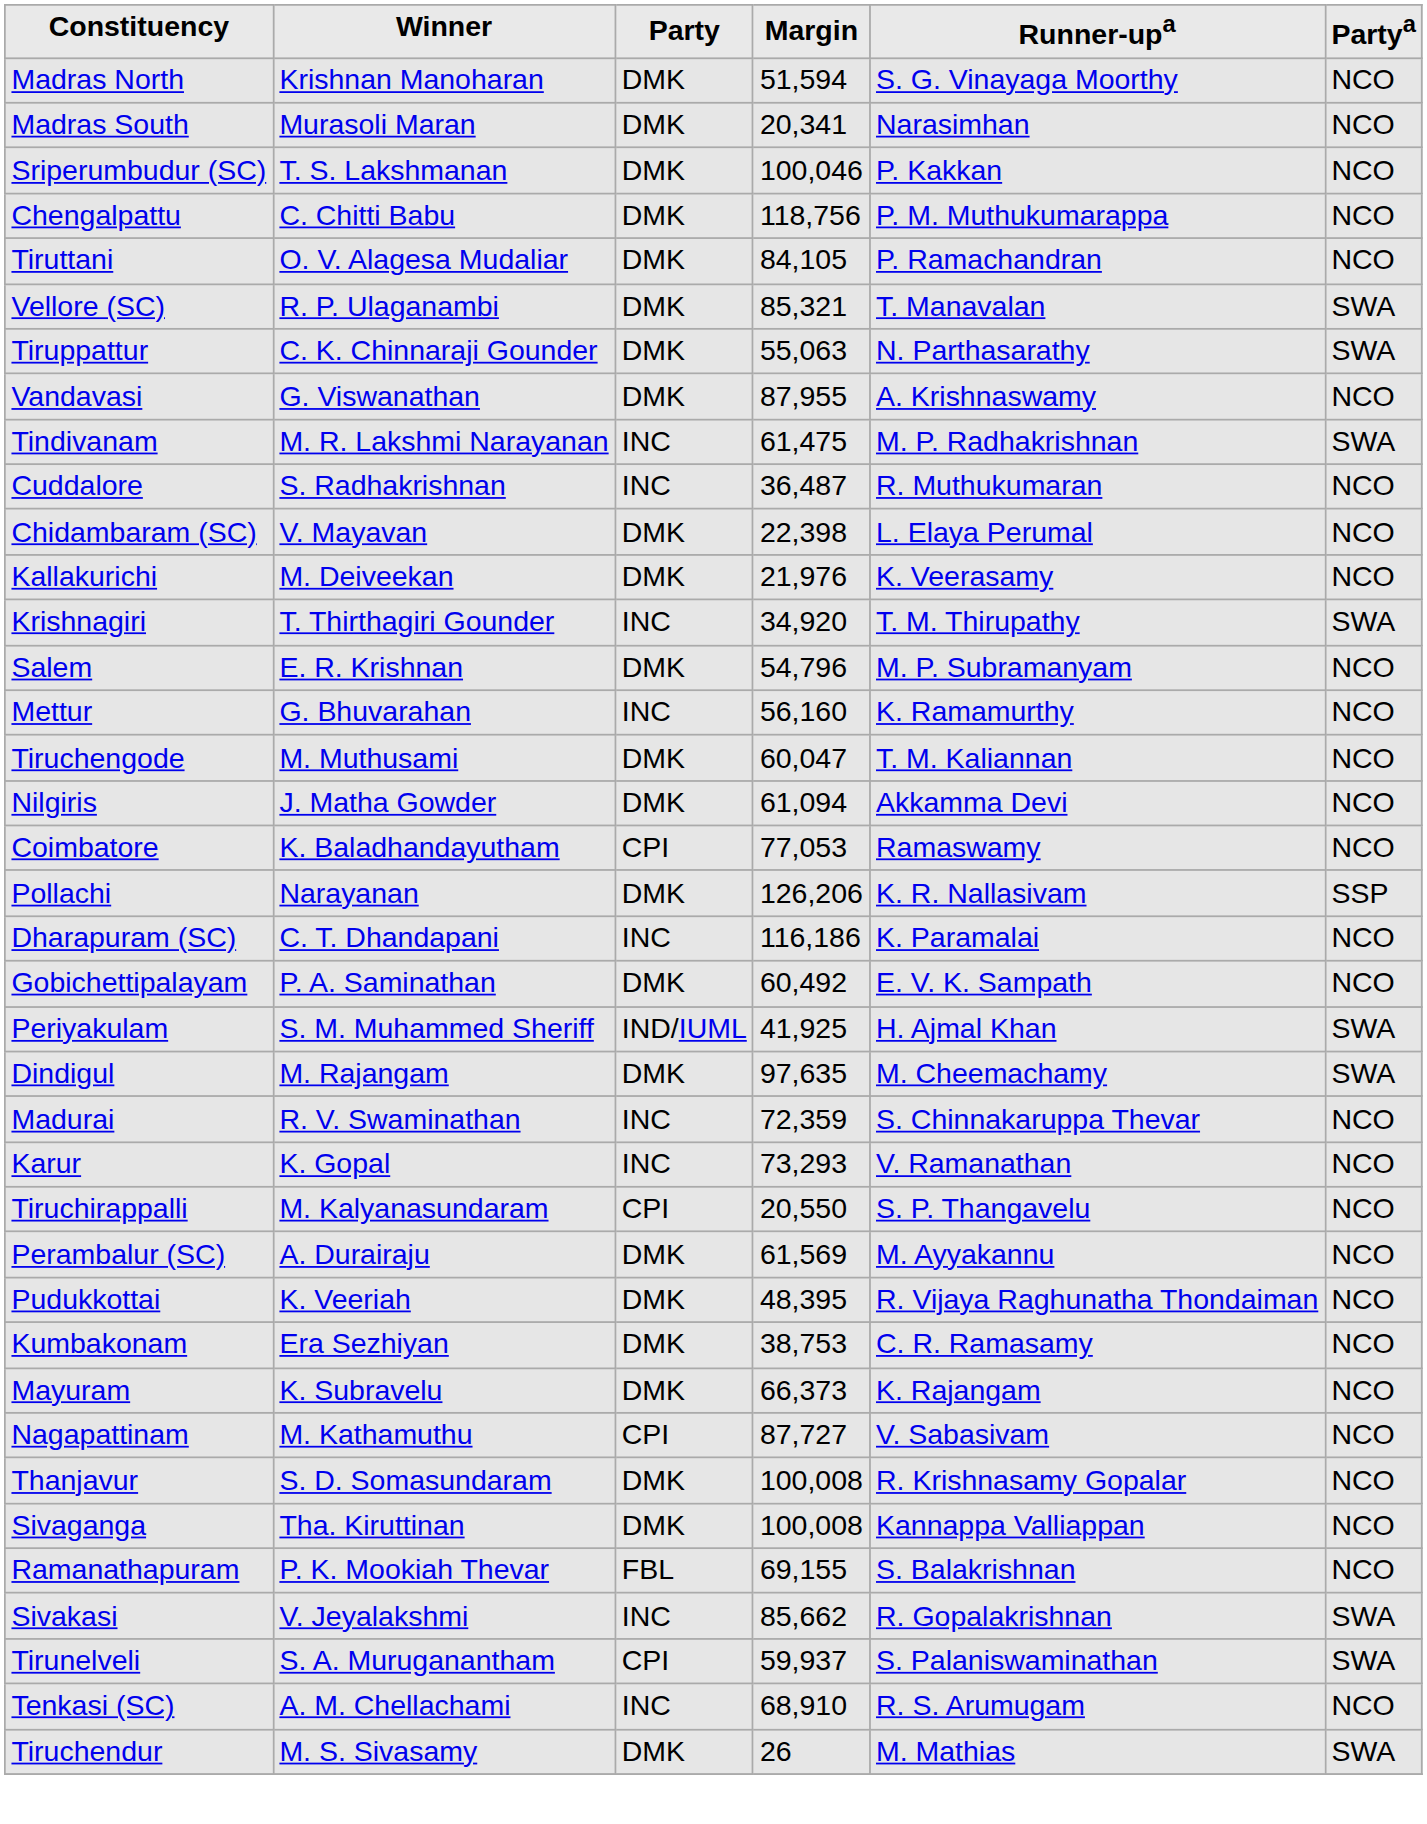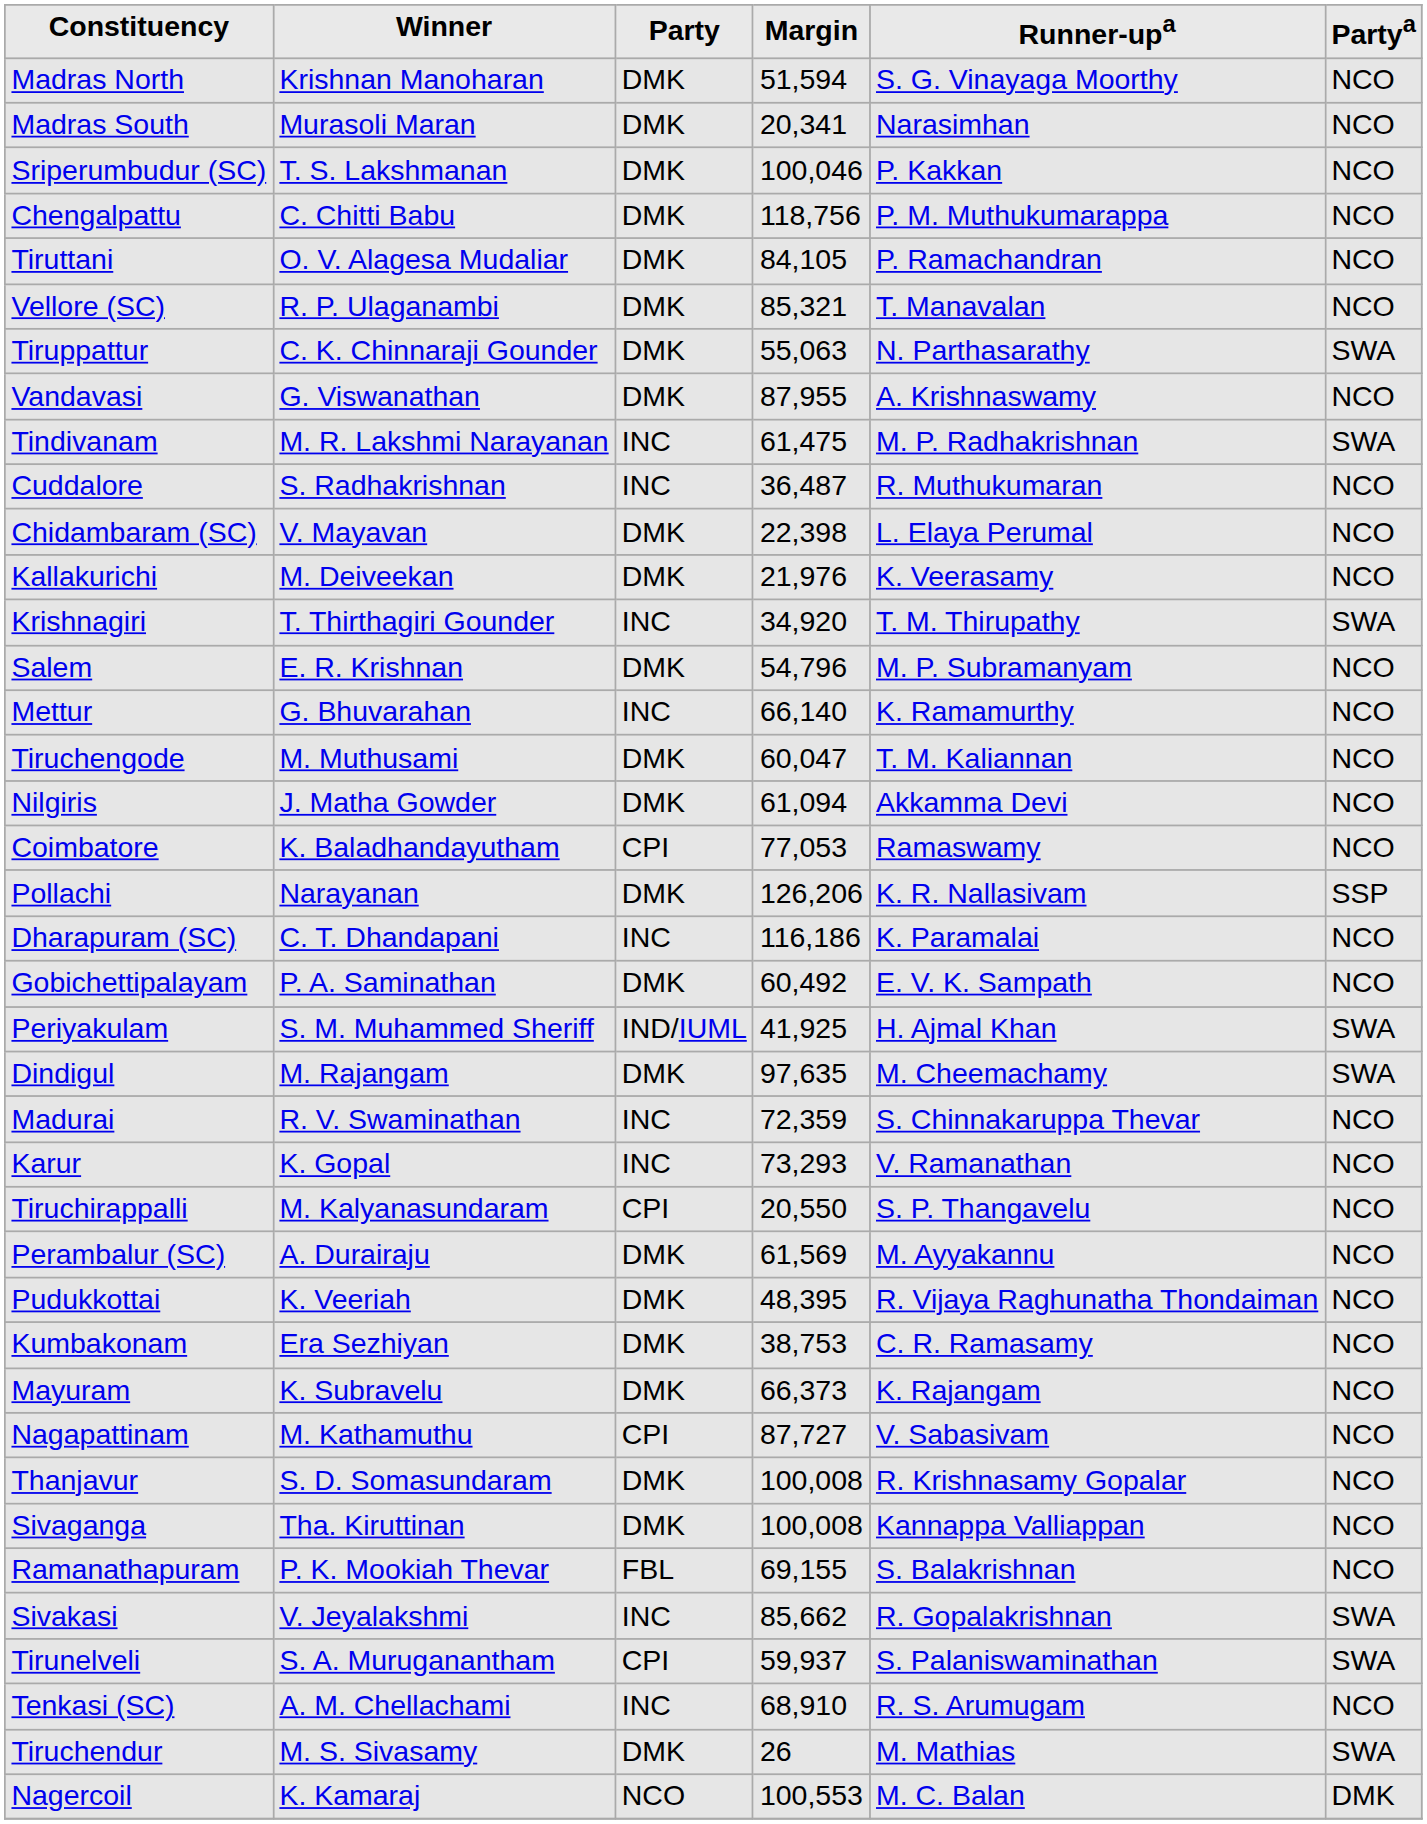(1363, 305) SWA -> (1363, 305) NCO
(803, 712) 56,160 -> (803, 712) 66,140
+ row: (72, 1796)
